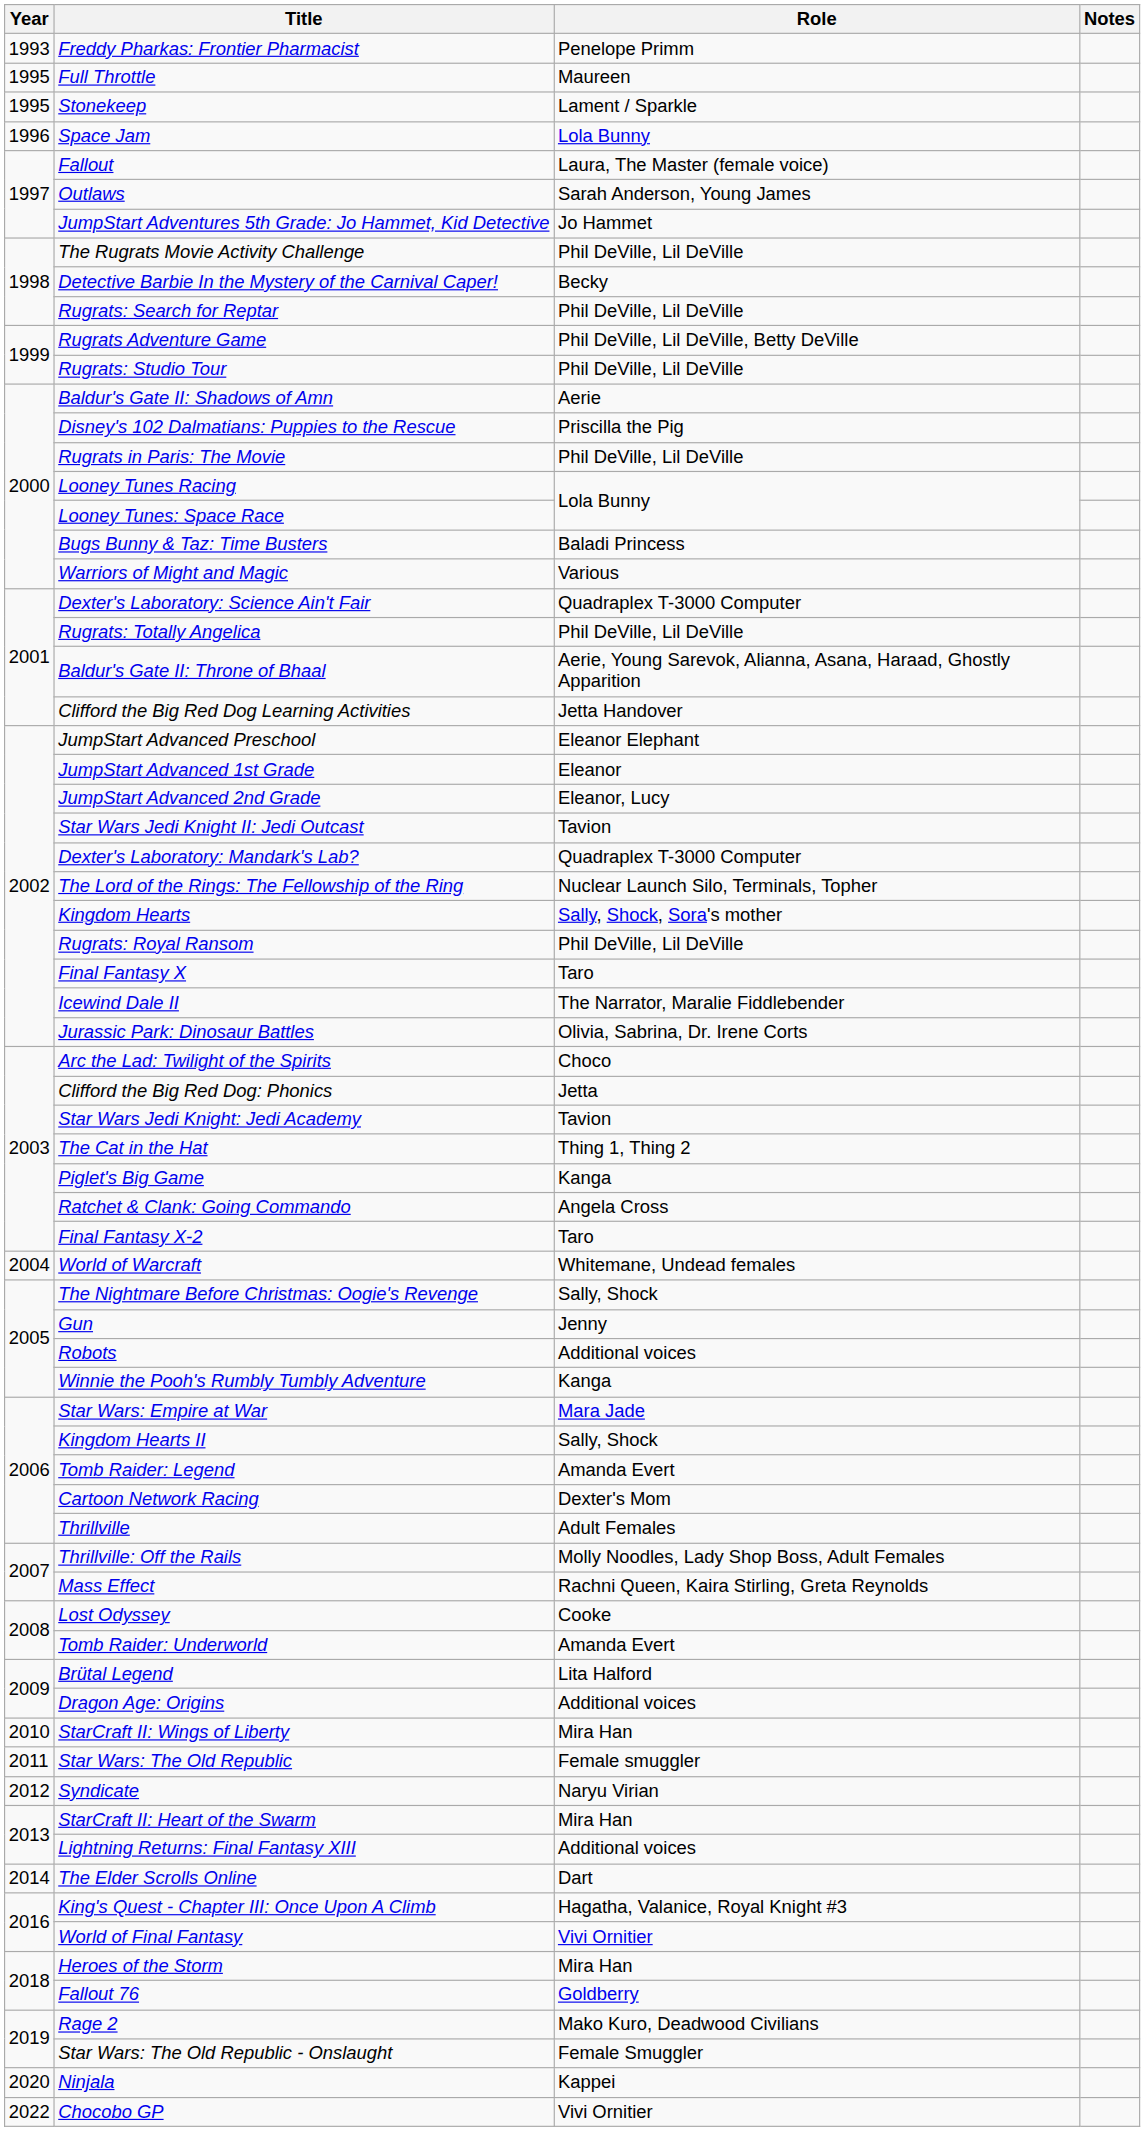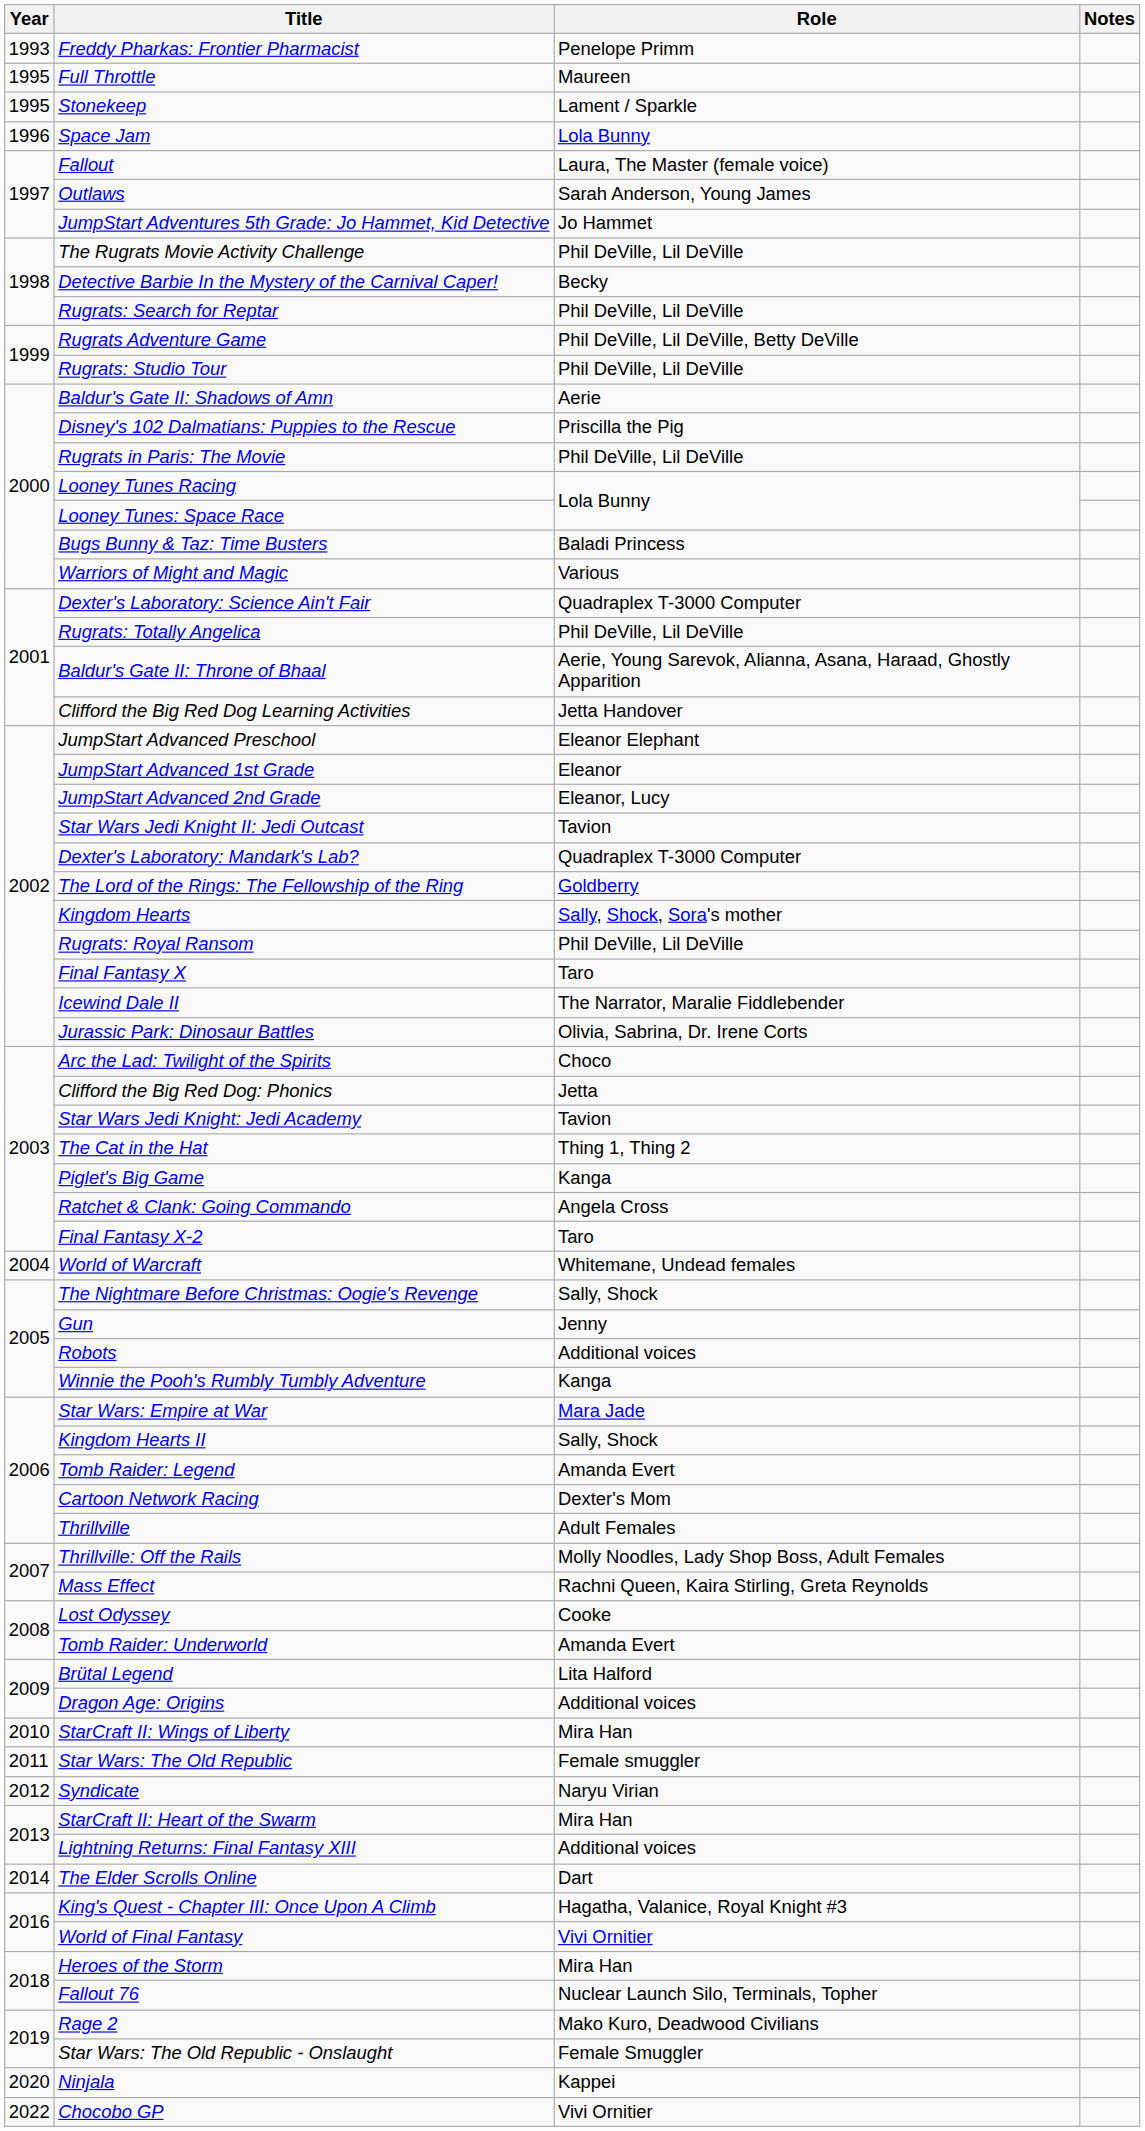(718, 886) Nuclear Launch Silo, Terminals, Topher -> (598, 886) Goldberry
(598, 1994) Goldberry -> (718, 1994) Nuclear Launch Silo, Terminals, Topher
